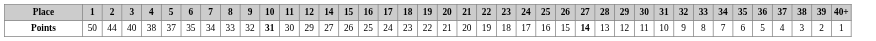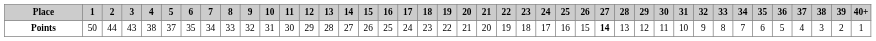+ column: (329, 12)
(132, 28) 40 -> (132, 28) 43
(270, 28) bold -> (270, 28) normal
